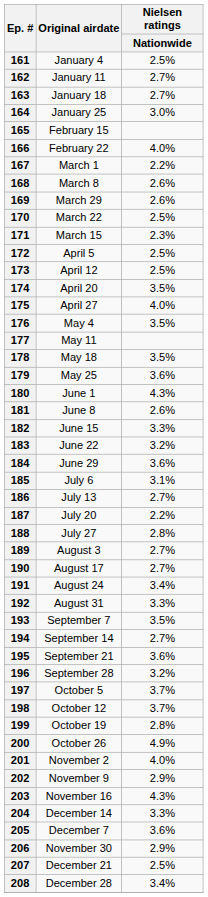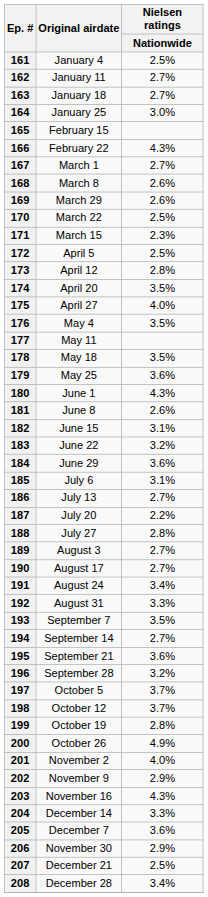(162, 148) 4.0% -> (162, 148) 4.3%
(162, 165) 2.2% -> (162, 165) 2.7%
(162, 270) 2.5% -> (162, 270) 2.8%
(162, 428) 3.3% -> (162, 428) 3.1%
